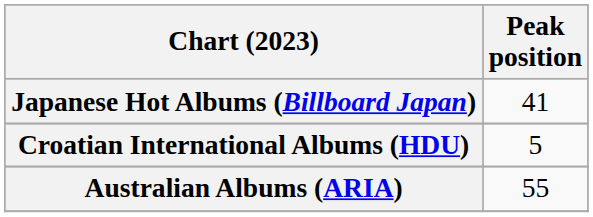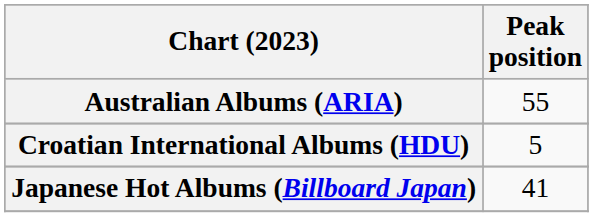rows swapped: (244, 188) <-> (244, 100)
